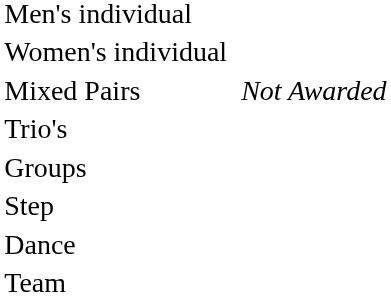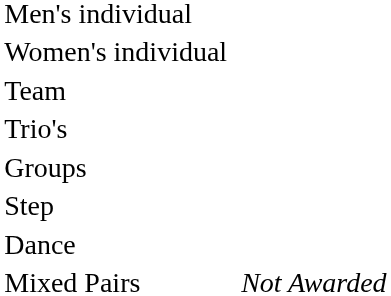rows swapped: (72, 90) <-> (35, 283)
